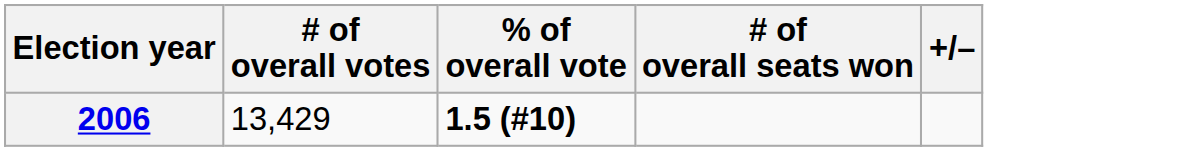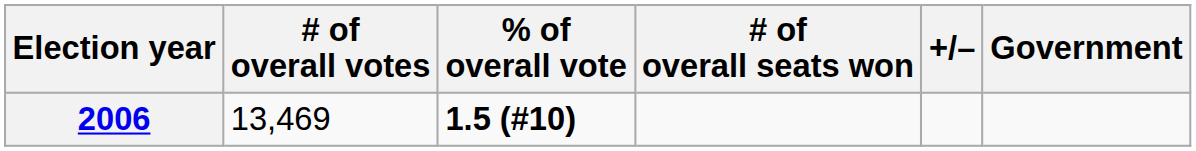+ column: (1087, 48)
(281, 118) 13,429 -> (281, 118) 13,469
